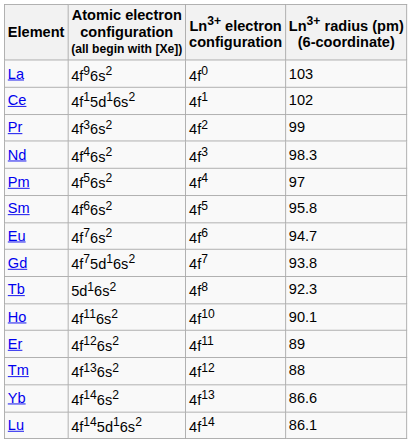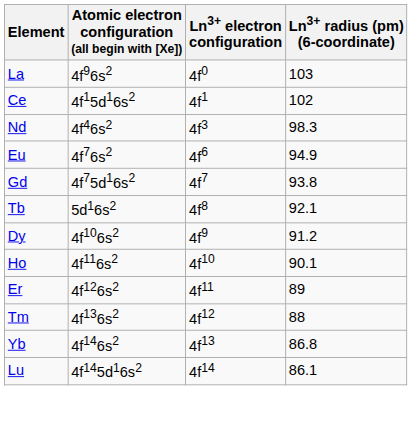- row: (15, 127)
- row: (19, 181)
- row: (19, 209)
(303, 236) 94.7 -> (303, 154) 94.9
(303, 290) 92.3 -> (303, 209) 92.1
+ row: (17, 236)
(303, 398) 86.6 -> (303, 344) 86.8
